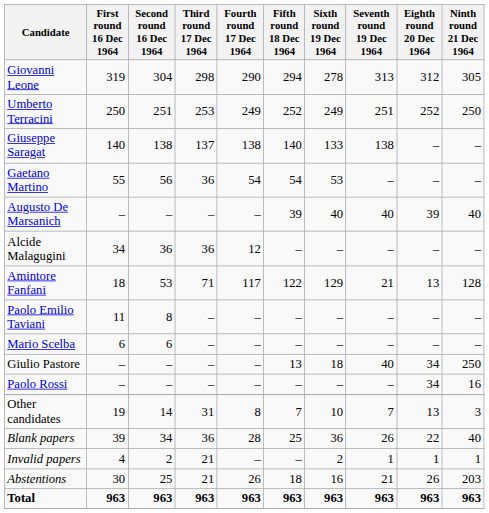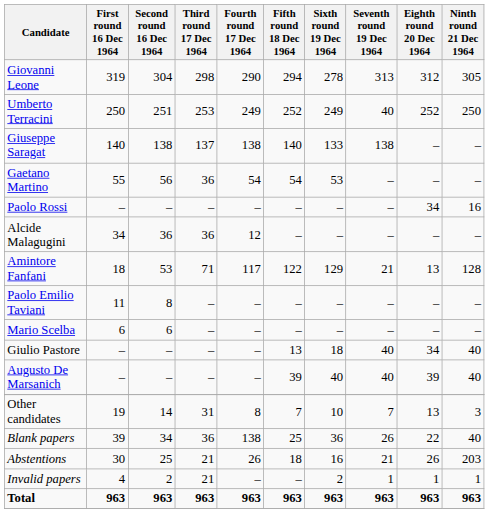(384, 111) 251 -> (388, 111) 40
rows swapped: (38, 214) <-> (37, 384)
(472, 364) 250 -> (475, 350) 40
(254, 438) 28 -> (251, 438) 138
rows swapped: (44, 458) <-> (37, 478)
